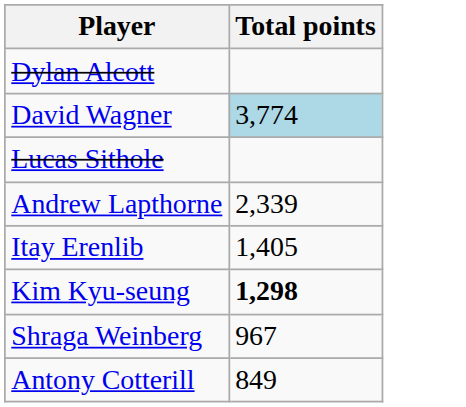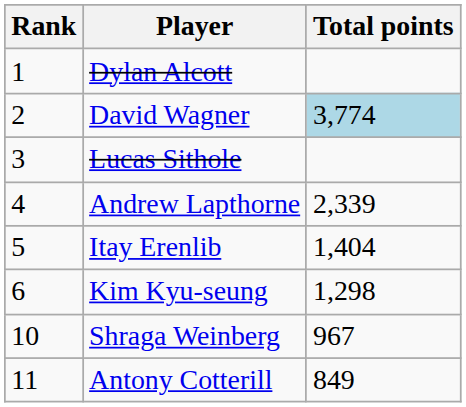+ column: (44, 26)
(266, 247) 1,405 -> (344, 247) 1,404
(266, 291) bold -> (344, 291) normal
